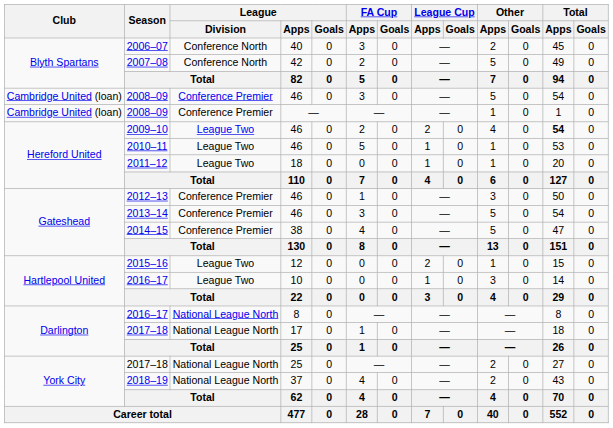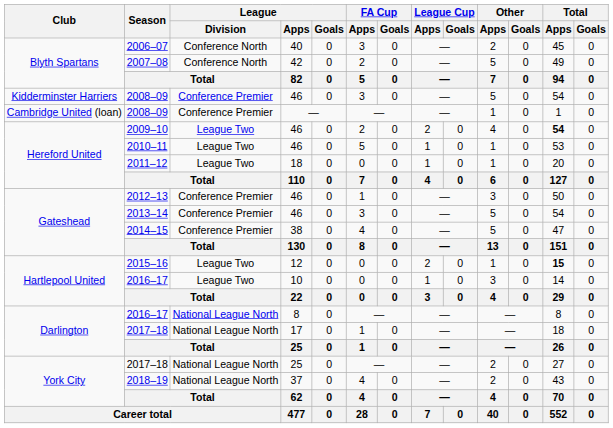(64, 96) Cambridge United (loan) -> (64, 96) Kidderminster Harriers
(558, 264) normal -> (558, 264) bold
